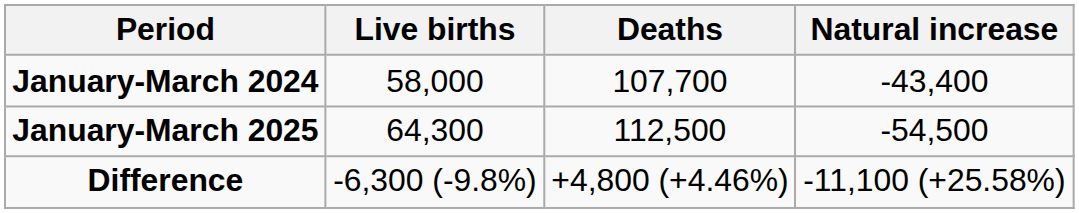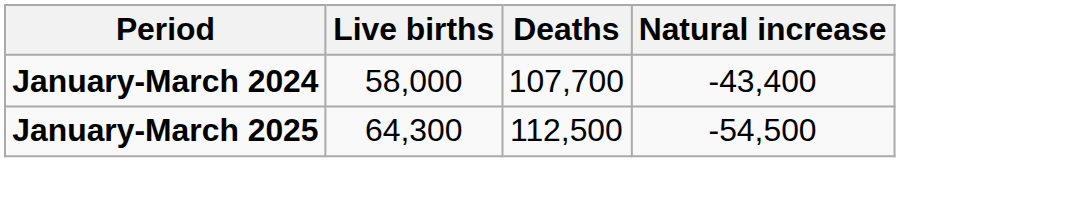- row: (165, 181)
